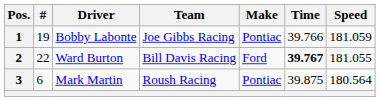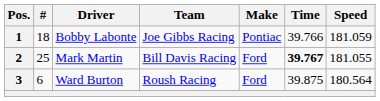(43, 37) 19 -> (43, 37) 18
(43, 58) 22 -> (43, 58) 25
(89, 58) Ward Burton -> (89, 58) Mark Martin
(89, 80) Mark Martin -> (89, 80) Ward Burton
(262, 80) Pontiac -> (255, 80) Ford
